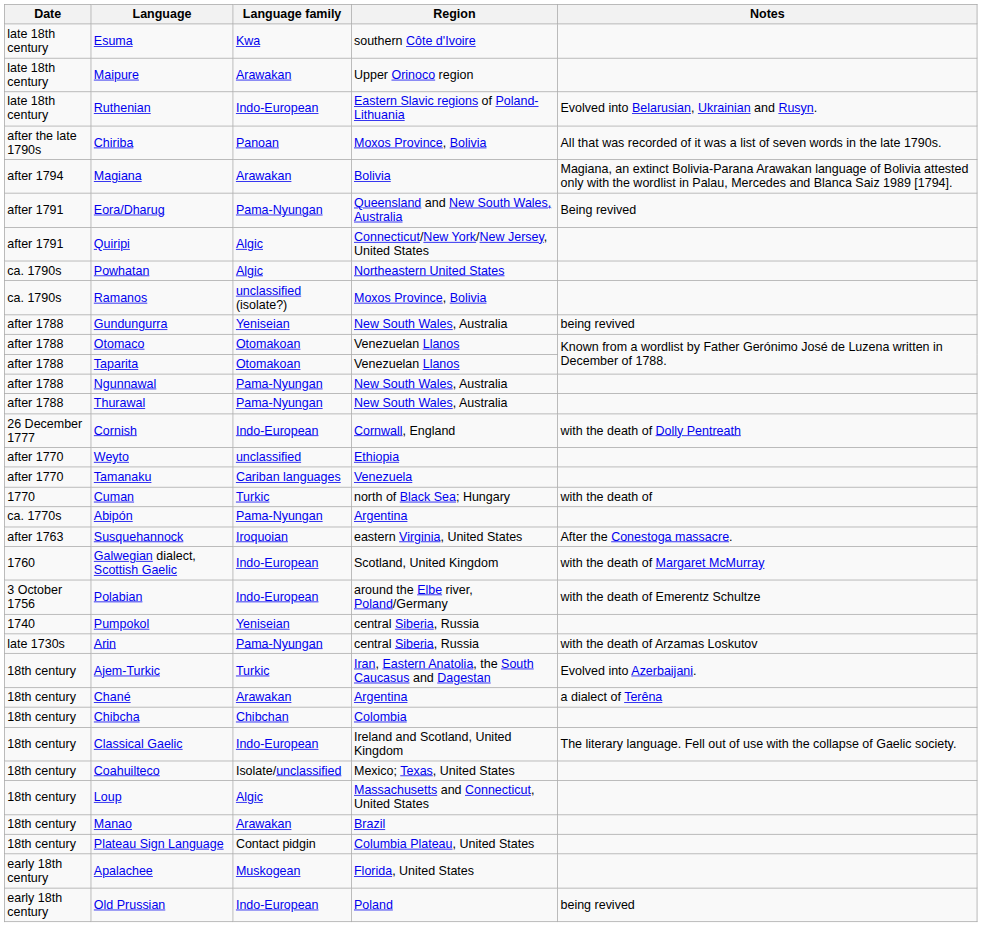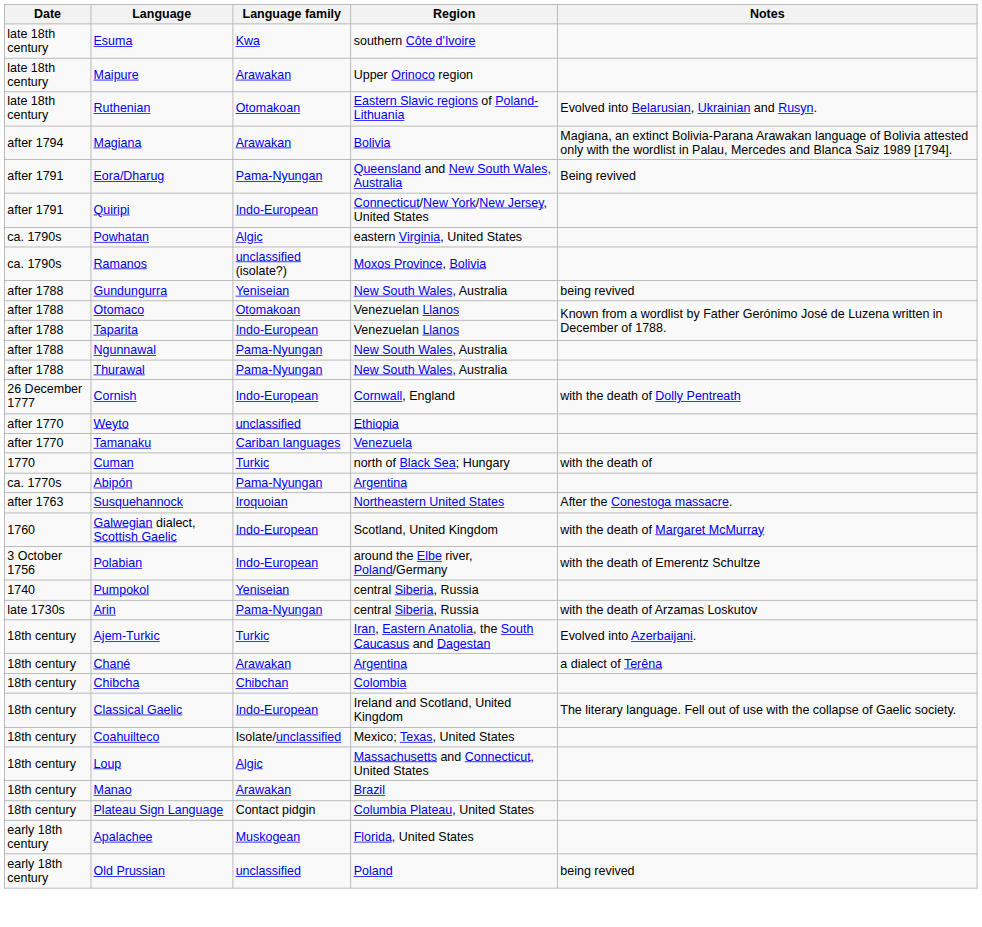(277, 108) Indo-European -> (268, 108) Otomakoan
- row: (114, 142)
(249, 244) Algic -> (277, 210) Indo-European
(429, 271) Northeastern United States -> (438, 237) eastern Virginia, United States
(268, 364) Otomakoan -> (277, 330) Indo-European
(438, 536) eastern Virginia, United States -> (429, 502) Northeastern United States
(277, 904) Indo-European -> (268, 871) unclassified
